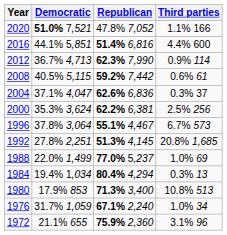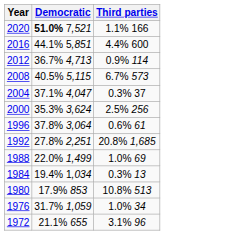- column: (125, 13)
(189, 77) 0.6% 61 -> (127, 77) 6.7% 573
(189, 125) 6.7% 573 -> (127, 125) 0.6% 61
